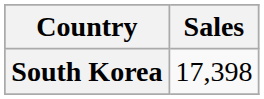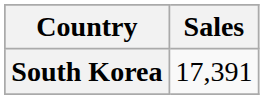(214, 71) 17,398 -> (214, 71) 17,391
